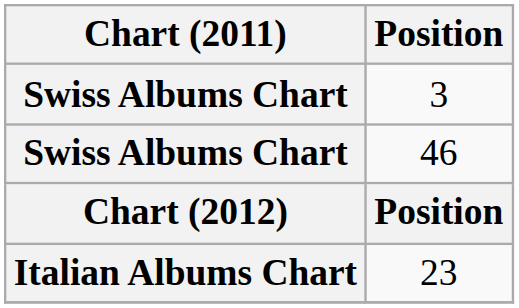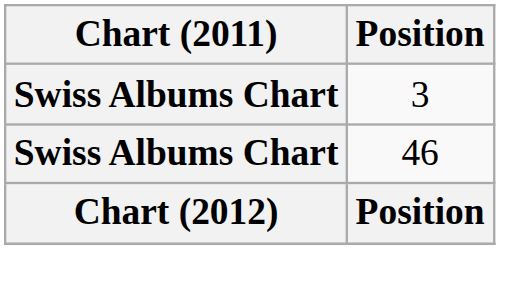- row: (439, 271)
